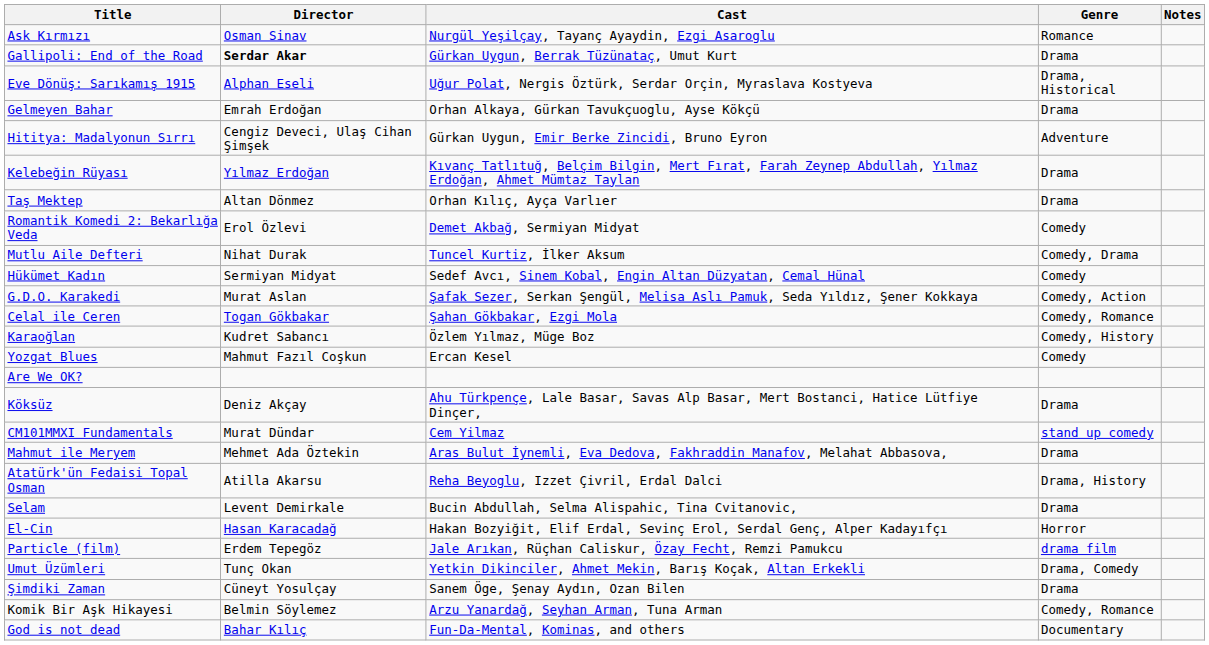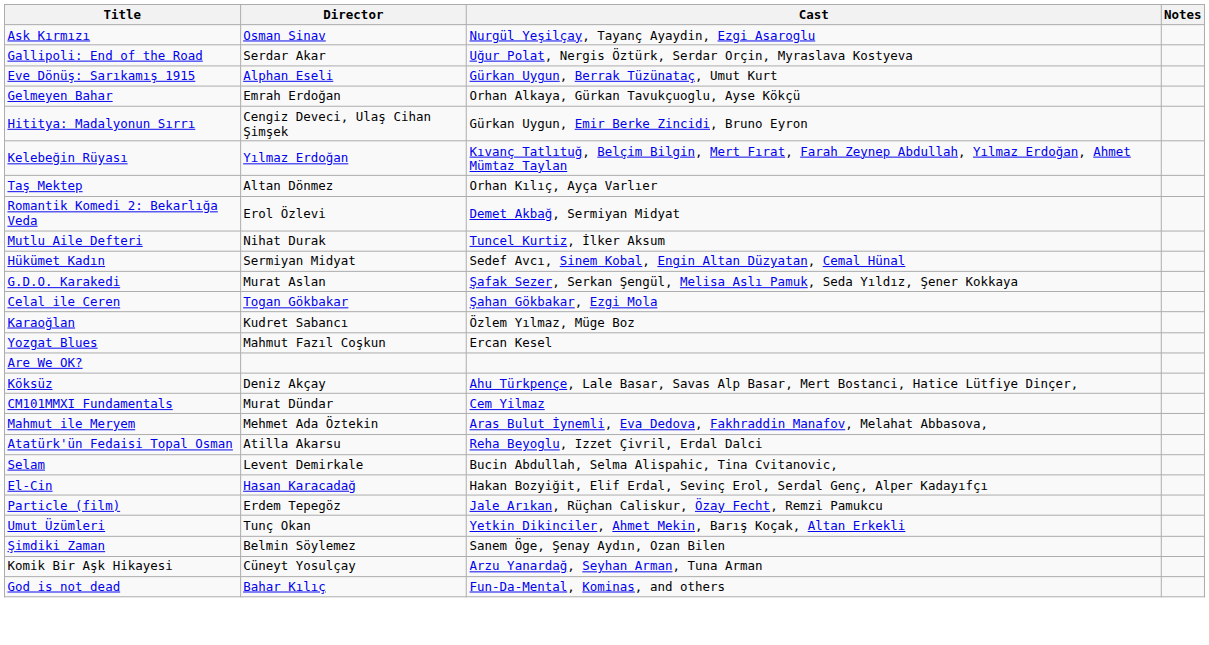- column: (1099, 15)
(265, 55) bold -> (284, 55) normal
(583, 55) Gürkan Uygun, Berrak Tüzünataç, Umut Kurt -> (691, 55) Uğur Polat, Nergis Öztürk, Serdar Orçin, Myraslava Kostyeva
(651, 83) Uğur Polat, Nergis Öztürk, Serdar Orçin, Myraslava Kostyeva -> (624, 76) Gürkan Uygun, Berrak Tüzünataç, Umut Kurt
(280, 589) Cüneyt Yosulçay -> (299, 546) Belmin Söylemez
(280, 610) Belmin Söylemez -> (299, 566) Cüneyt Yosulçay
